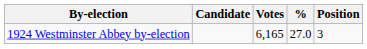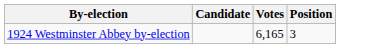- column: (301, 14)
